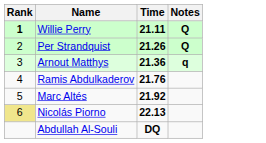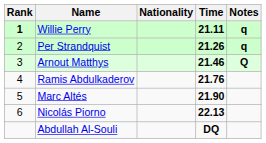+ column: (166, 12)
(185, 29) Q -> (244, 29) q
(185, 46) Q -> (244, 46) q
(152, 63) 21.36 -> (211, 63) 21.46
(185, 63) q -> (244, 63) Q
(152, 96) 21.92 -> (211, 96) 21.90
(20, 113) khaki background -> (20, 113) no background
